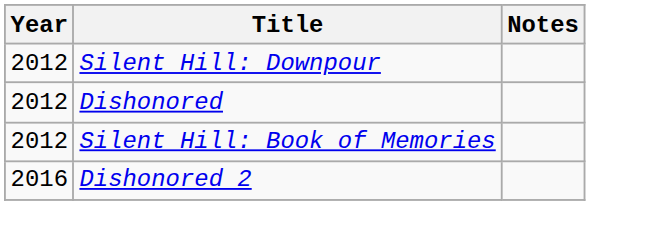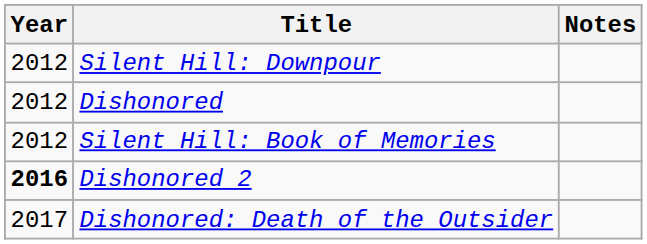(39, 180) normal -> (39, 180) bold
+ row: (316, 219)
